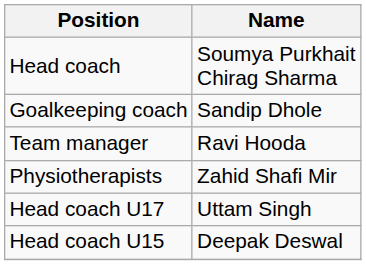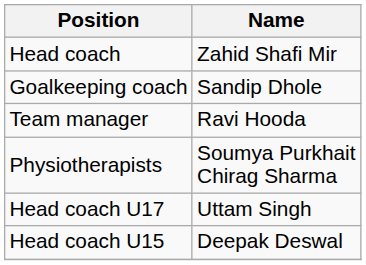(276, 65) Soumya Purkhait Chirag Sharma -> (267, 53) Zahid Shafi Mir
(267, 176) Zahid Shafi Mir -> (276, 164) Soumya Purkhait Chirag Sharma
